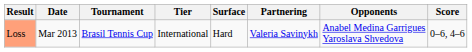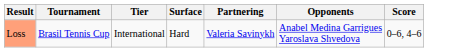- column: (58, 12)
